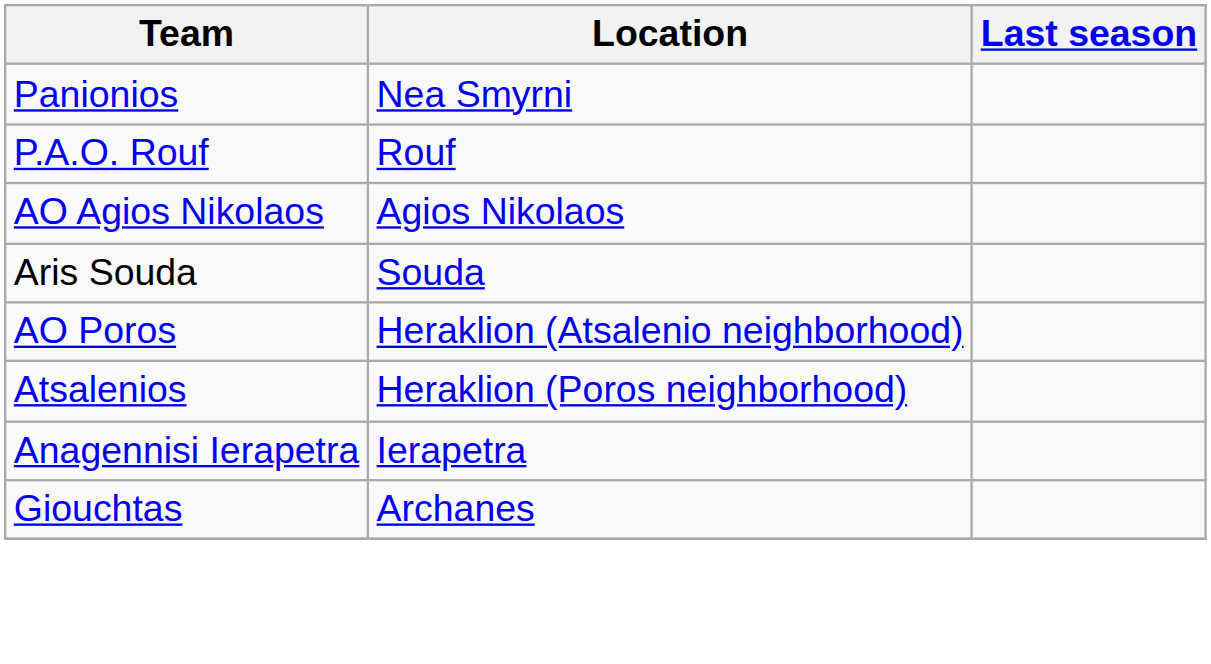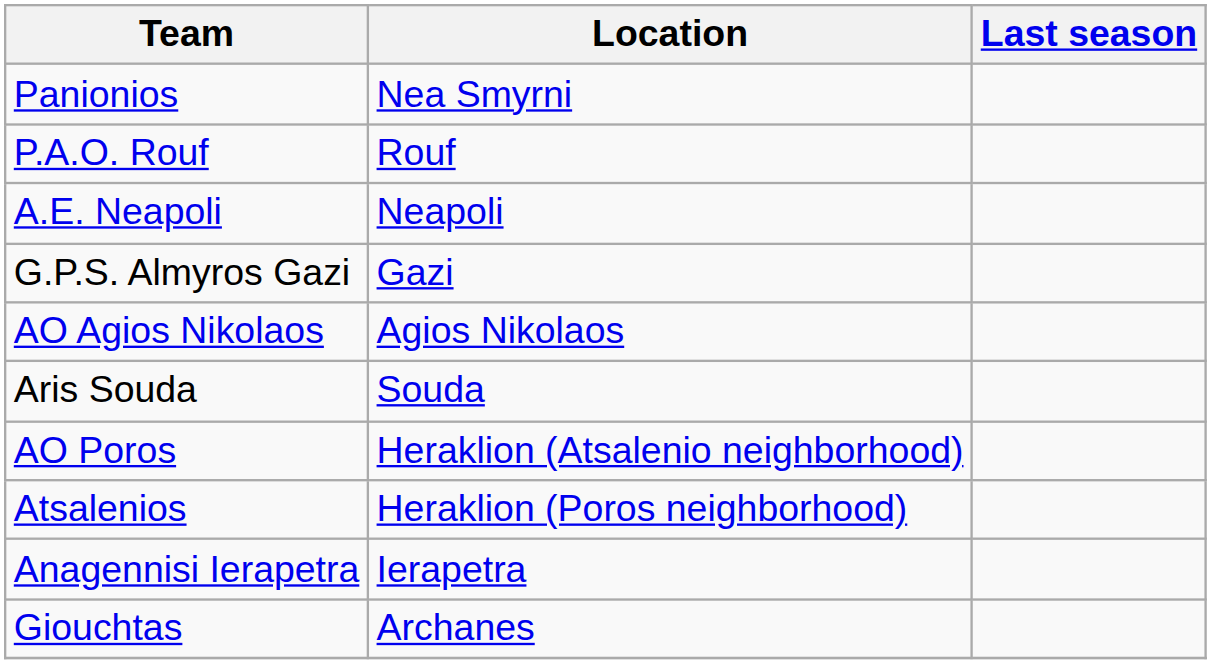+ row: (118, 212)
+ row: (182, 271)
